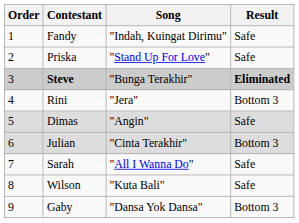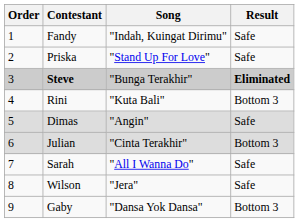(124, 100) "Jera" -> (137, 100) "Kuta Bali"
(137, 186) "Kuta Bali" -> (124, 186) "Jera"
